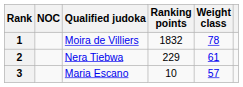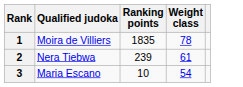- column: (49, 18)
(171, 40) 1832 -> (143, 40) 1835
(171, 57) 229 -> (143, 57) 239
(214, 73) 57 -> (186, 73) 54
